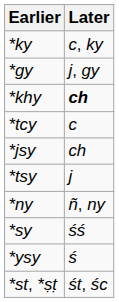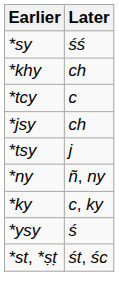rows swapped: (20, 44) <-> (20, 230)
- row: (21, 71)
(78, 97) bold -> (77, 71) normal
